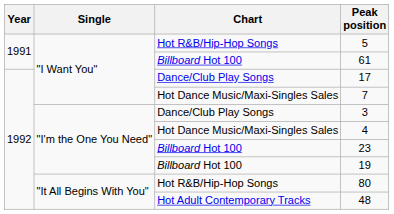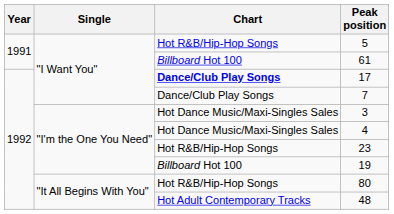(215, 78) normal -> (219, 78) bold
(248, 95) Hot Dance Music/Maxi-Singles Sales -> (215, 95) Dance/Club Play Songs
(215, 113) Dance/Club Play Songs -> (248, 113) Hot Dance Music/Maxi-Singles Sales
(199, 148) Billboard Hot 100 -> (218, 148) Hot R&B/Hip-Hop Songs
